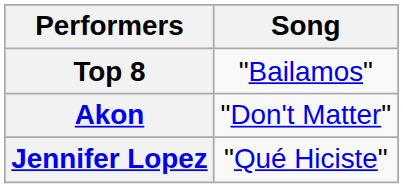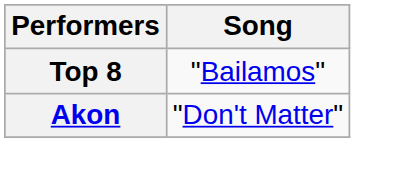- row: (110, 159)
